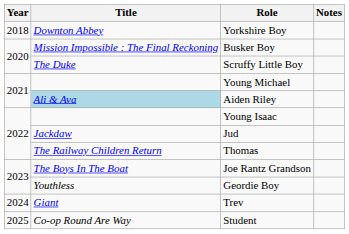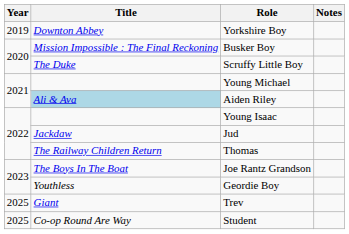(18, 30) 2018 -> (18, 30) 2019
(18, 202) 2024 -> (18, 202) 2025
